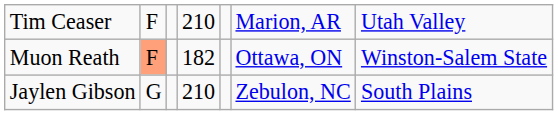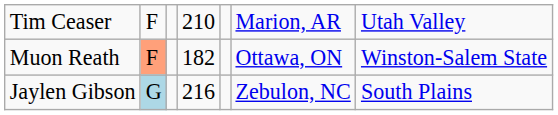(154, 92) no background -> (154, 92) lightblue background
(199, 92) 210 -> (199, 92) 216
